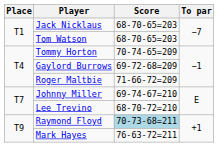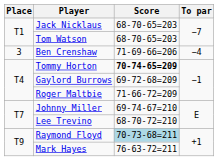+ row: (66, 53)
(147, 53) normal -> (147, 66) bold
